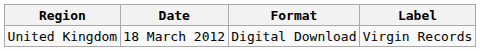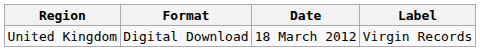columns swapped: (174, 15) <-> (294, 15)
